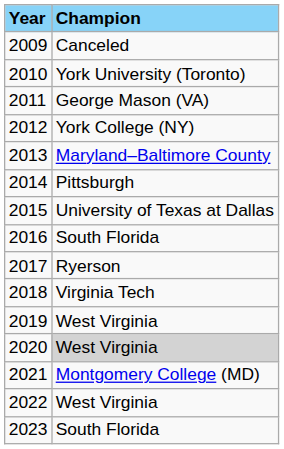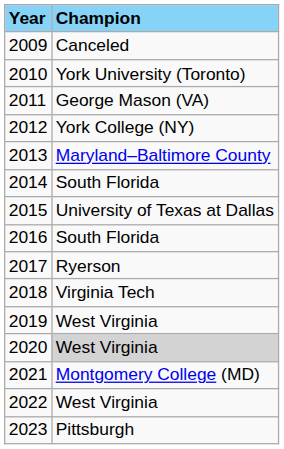(95, 183) Pittsburgh -> (107, 183) South Florida
(107, 430) South Florida -> (95, 430) Pittsburgh
